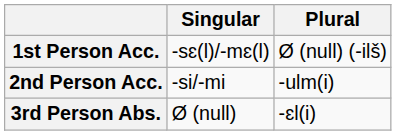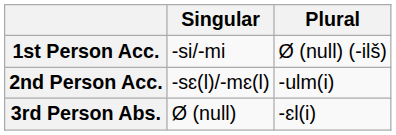(221, 51) -sɛ(l)/-mɛ(l) -> (198, 51) -si/-mi
(198, 82) -si/-mi -> (221, 82) -sɛ(l)/-mɛ(l)
